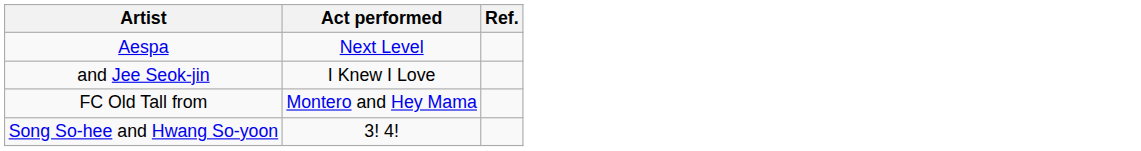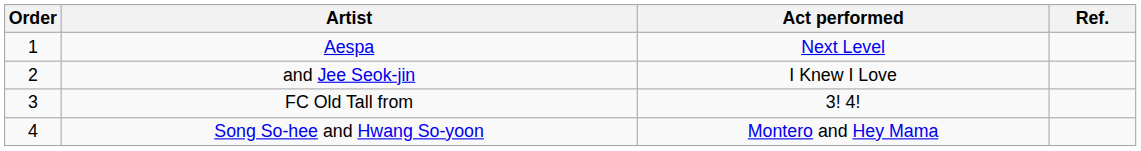+ column: (33, 18)
(382, 103) Montero and Hey Mama -> (843, 103) 3! 4!
(382, 131) 3! 4! -> (843, 131) Montero and Hey Mama
